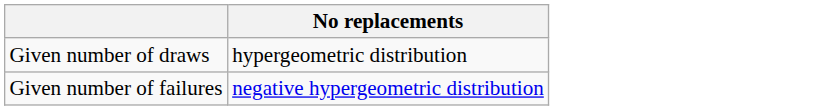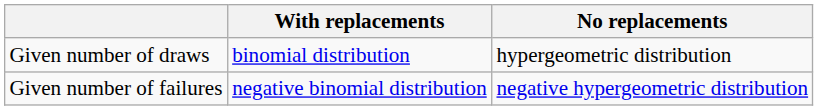+ column: (359, 21)
